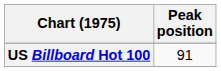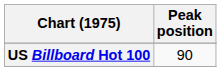(185, 54) 91 -> (185, 54) 90
